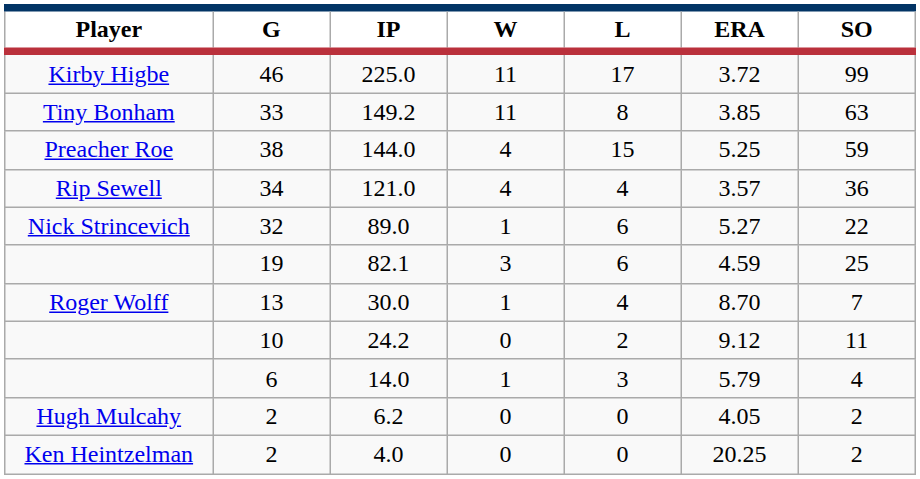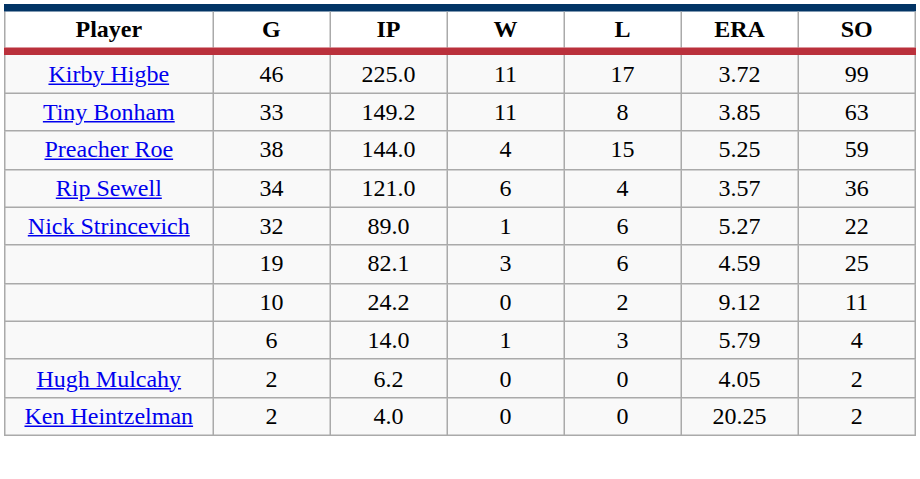(505, 187) 4 -> (505, 187) 6
- row: (388, 301)
